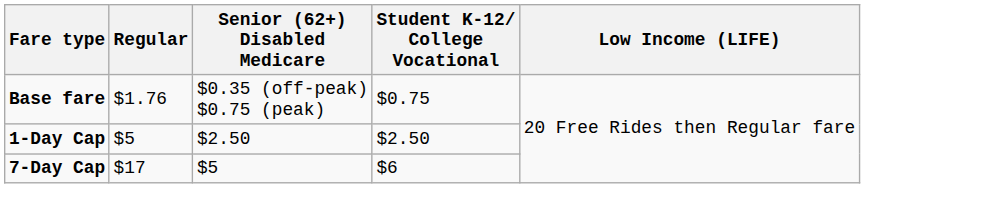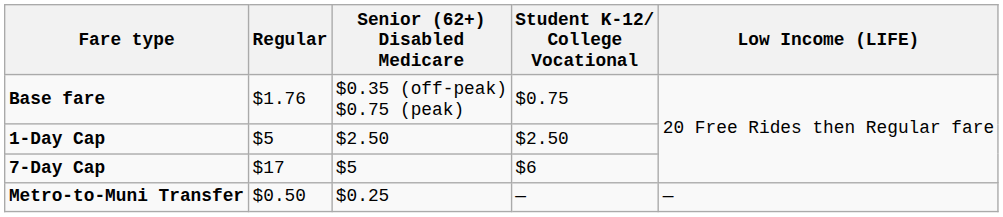+ row: (126, 197)
